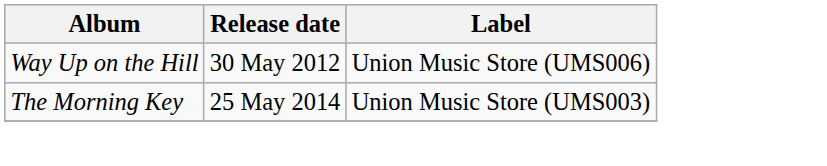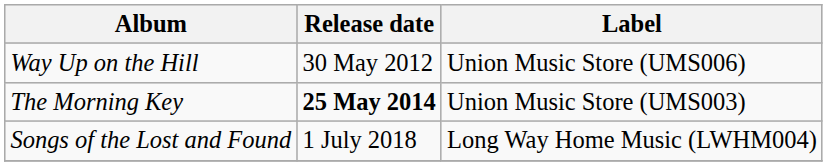(275, 101) normal -> (369, 101) bold
+ row: (151, 140)
